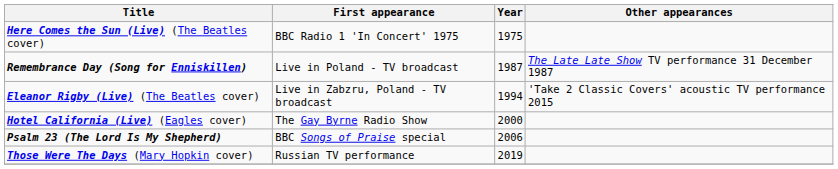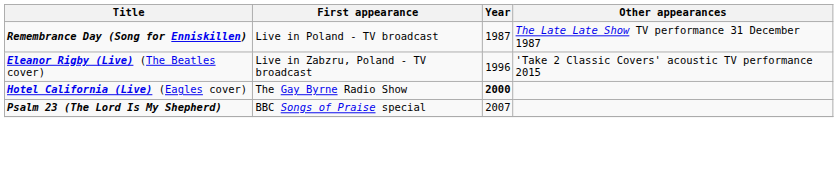- row: (127, 37)
(510, 97) 1994 -> (498, 67) 1996
(510, 120) normal -> (498, 90) bold
(510, 138) 2006 -> (498, 108) 2007
- row: (130, 155)
